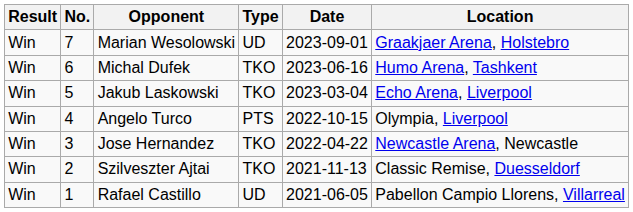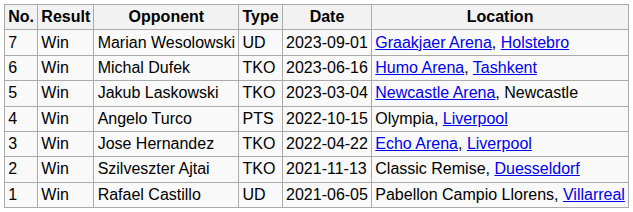columns swapped: (77, 17) <-> (33, 17)
(454, 93) Echo Arena, Liverpool -> (477, 93) Newcastle Arena, Newcastle
(477, 144) Newcastle Arena, Newcastle -> (454, 144) Echo Arena, Liverpool
